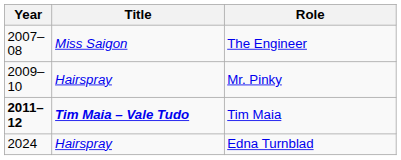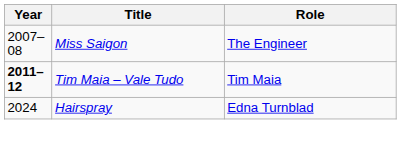- row: (255, 79)
(122, 115) bold -> (119, 79) normal
